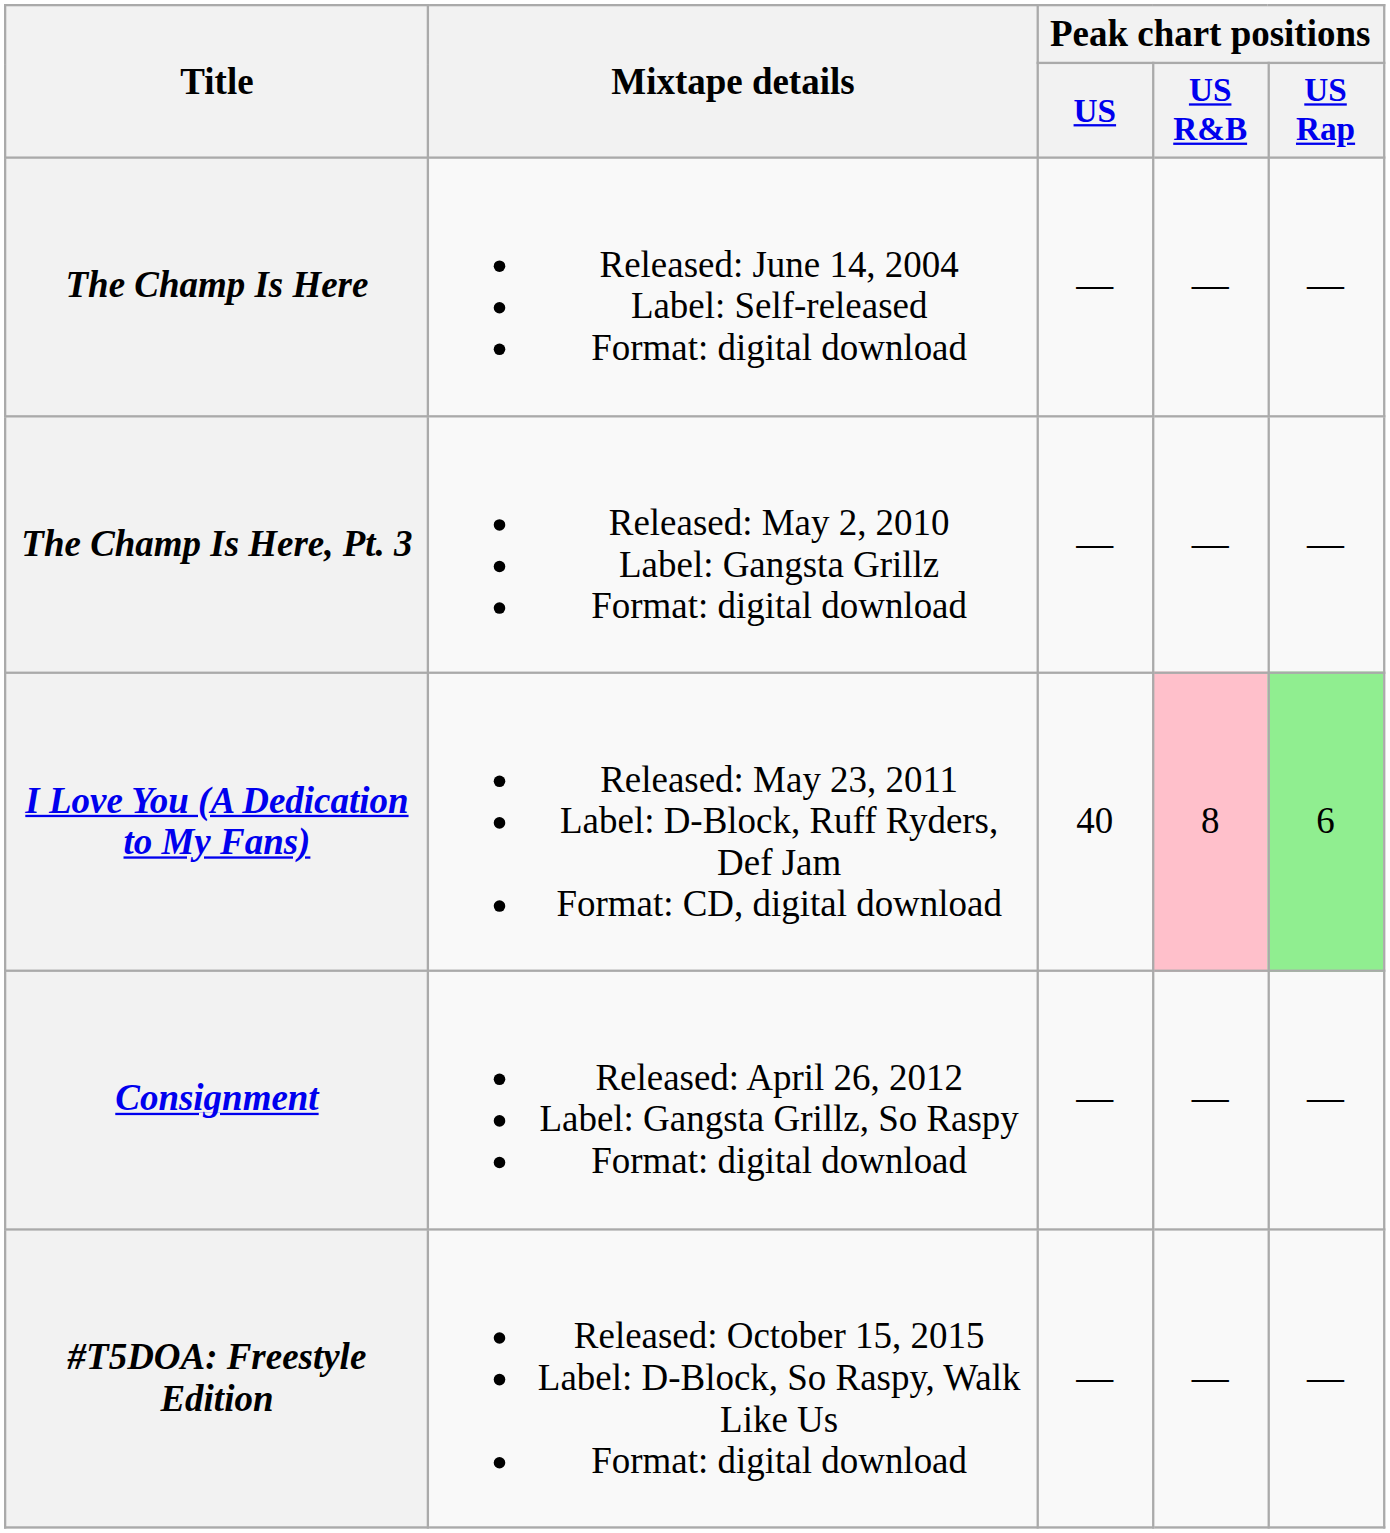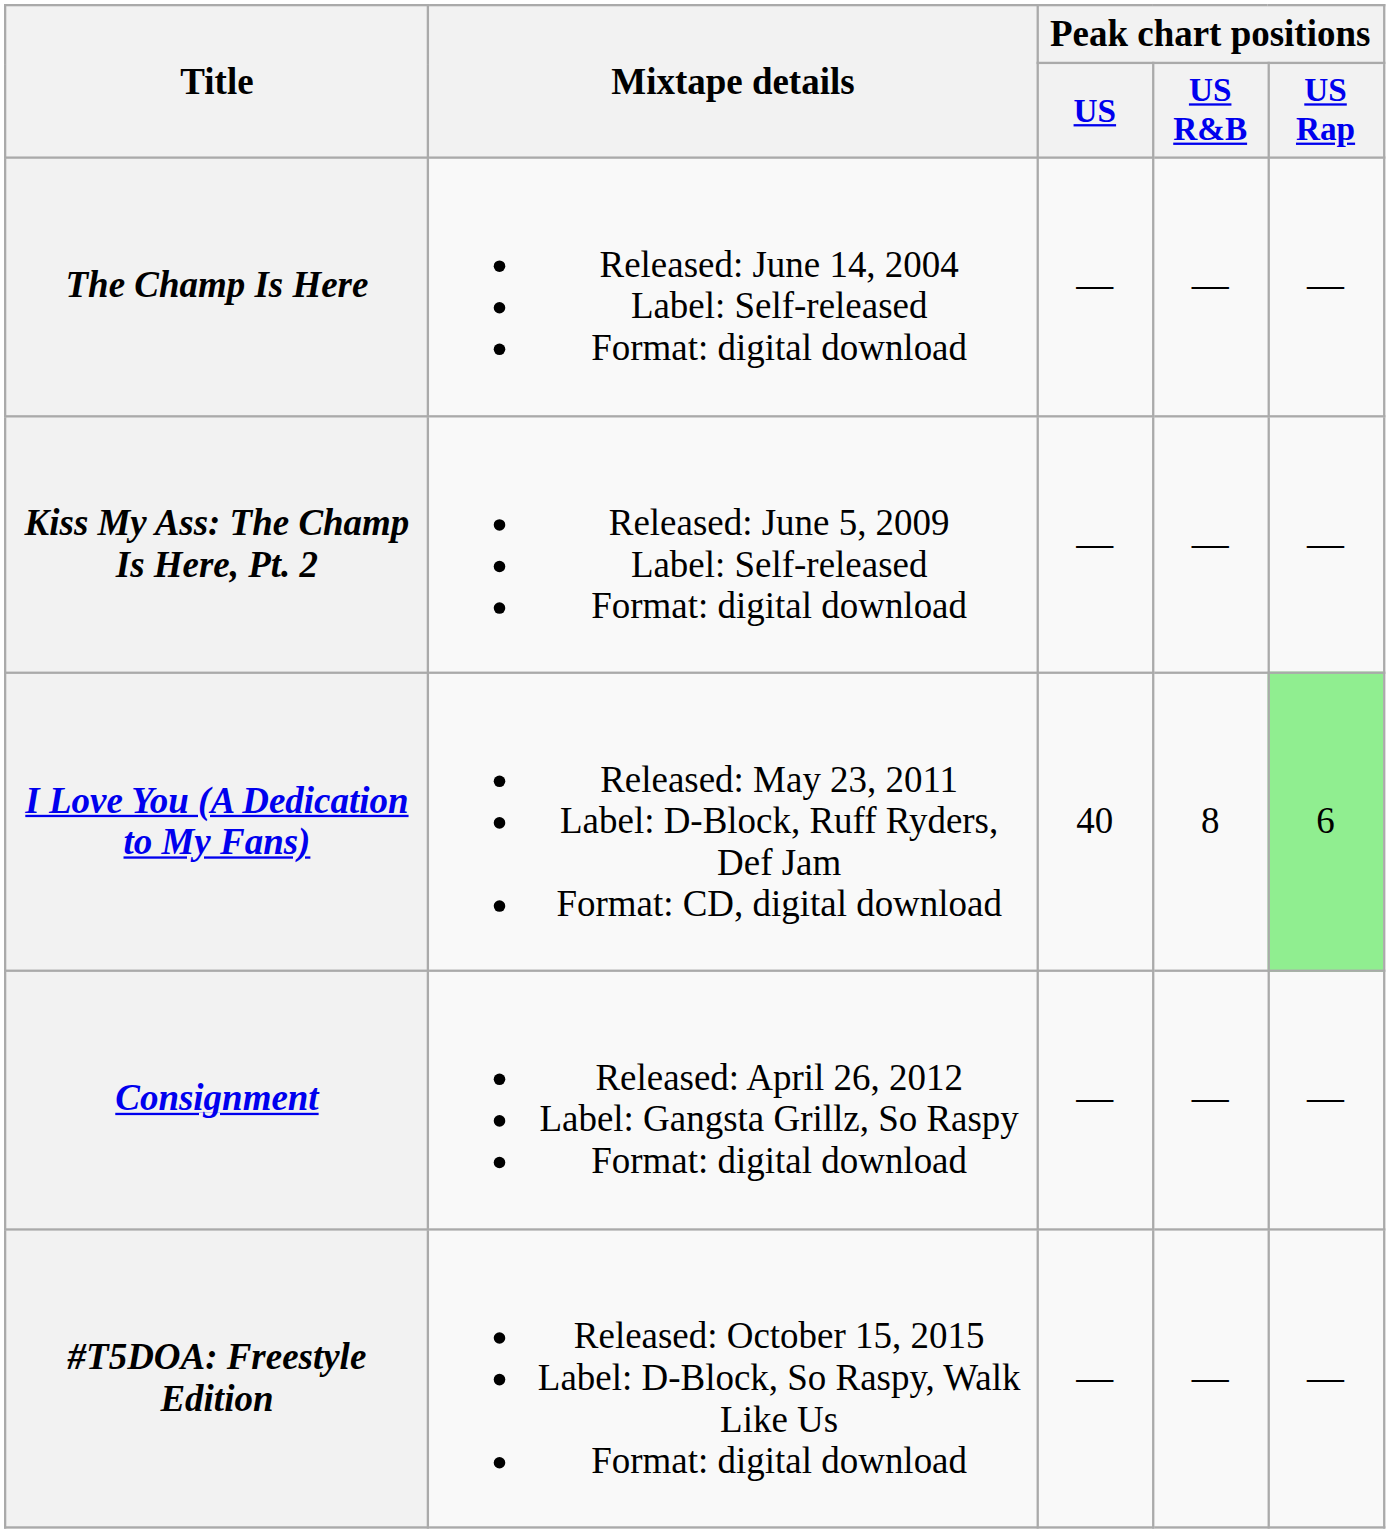+ row: (217, 543)
- row: (217, 543)
(1210, 821) pink background -> (1210, 821) no background
